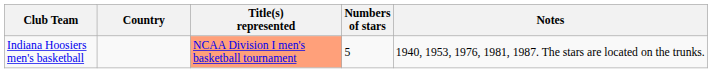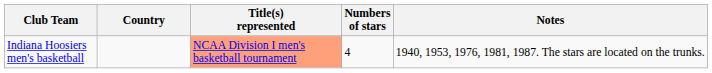(347, 51) 5 -> (347, 51) 4
